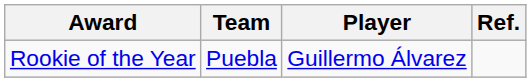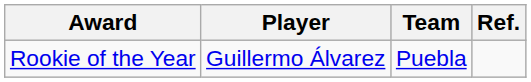columns swapped: (377, 22) <-> (241, 22)
